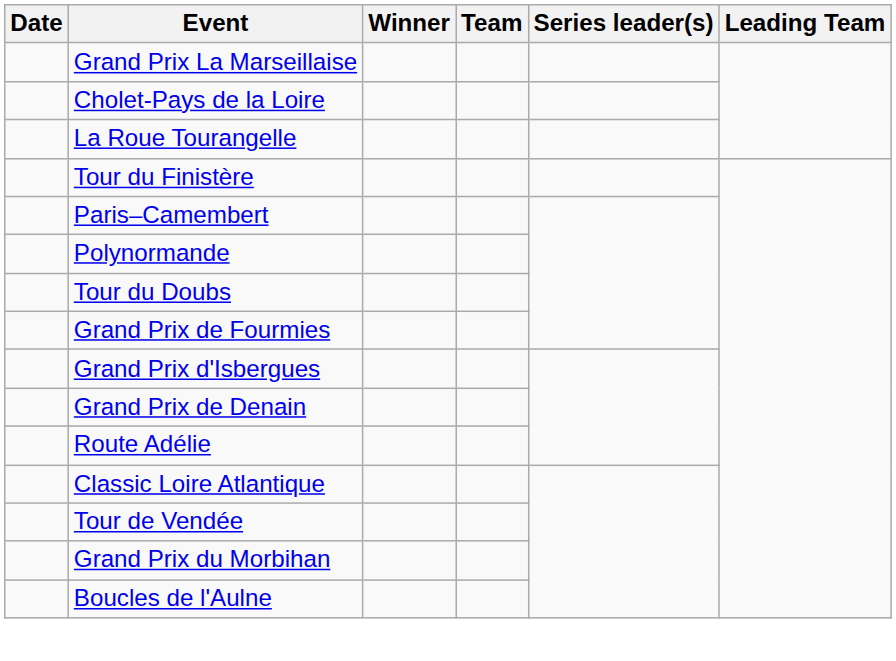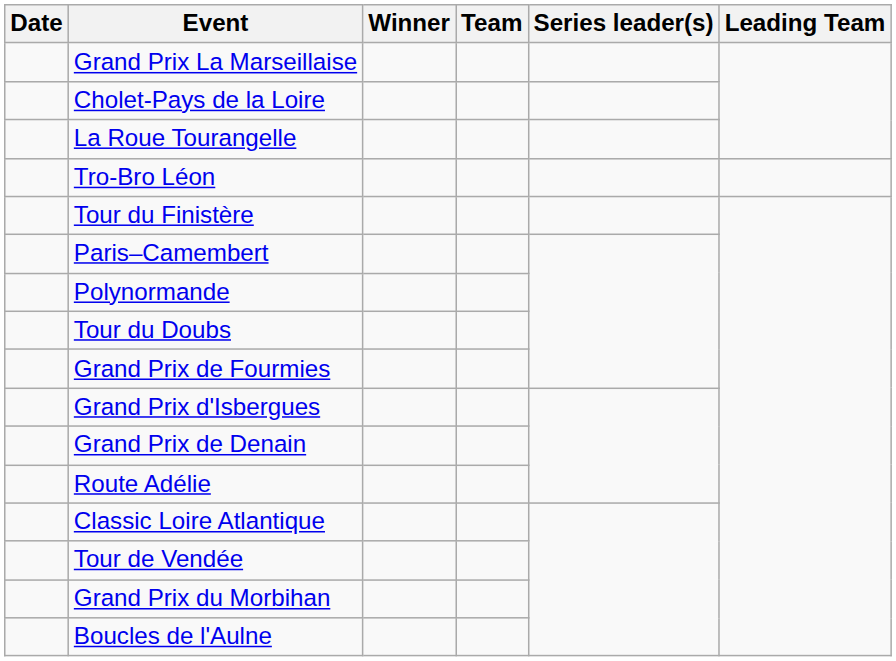+ row: (145, 176)
